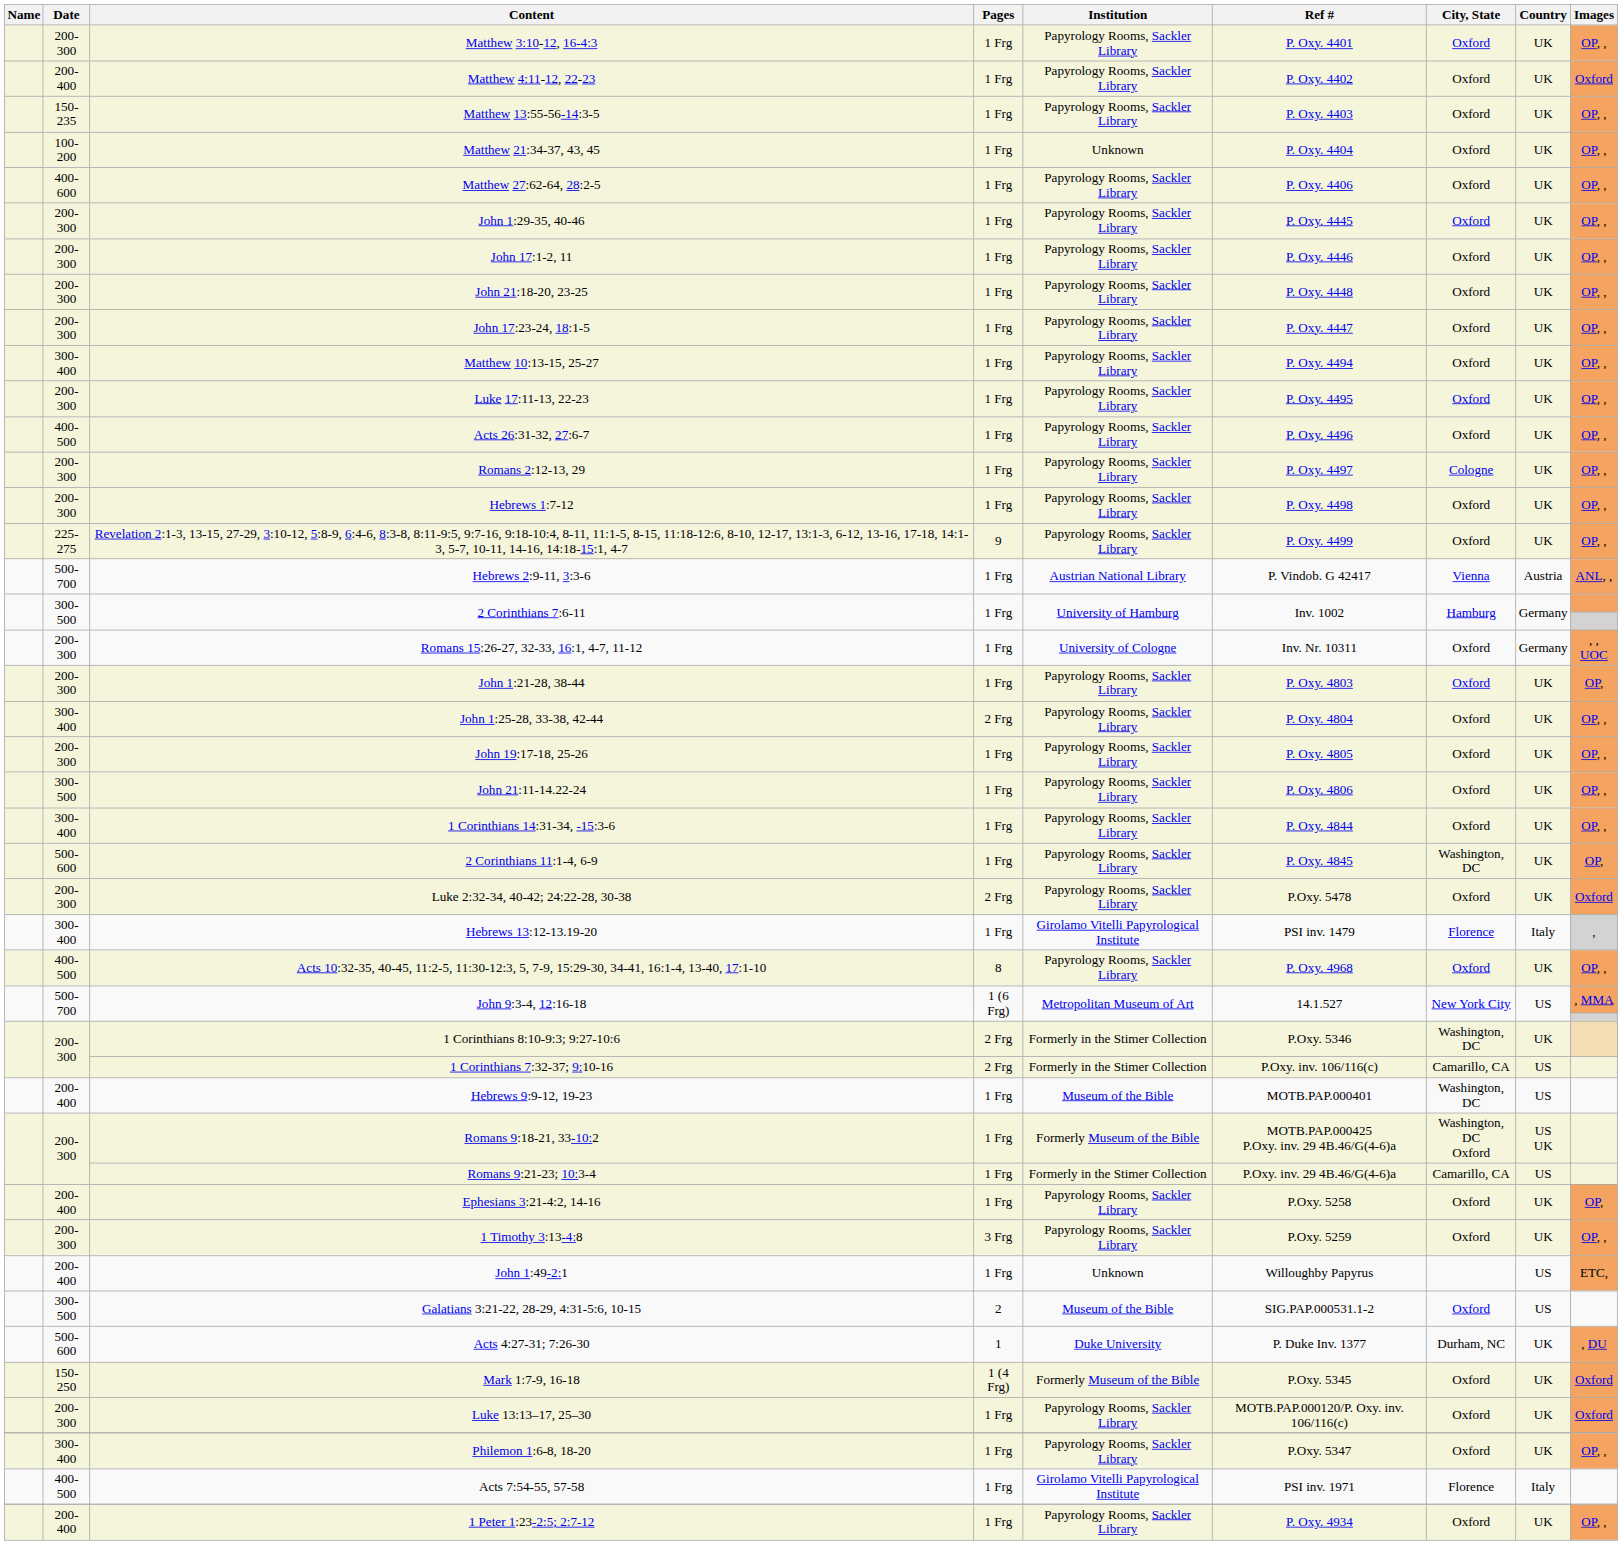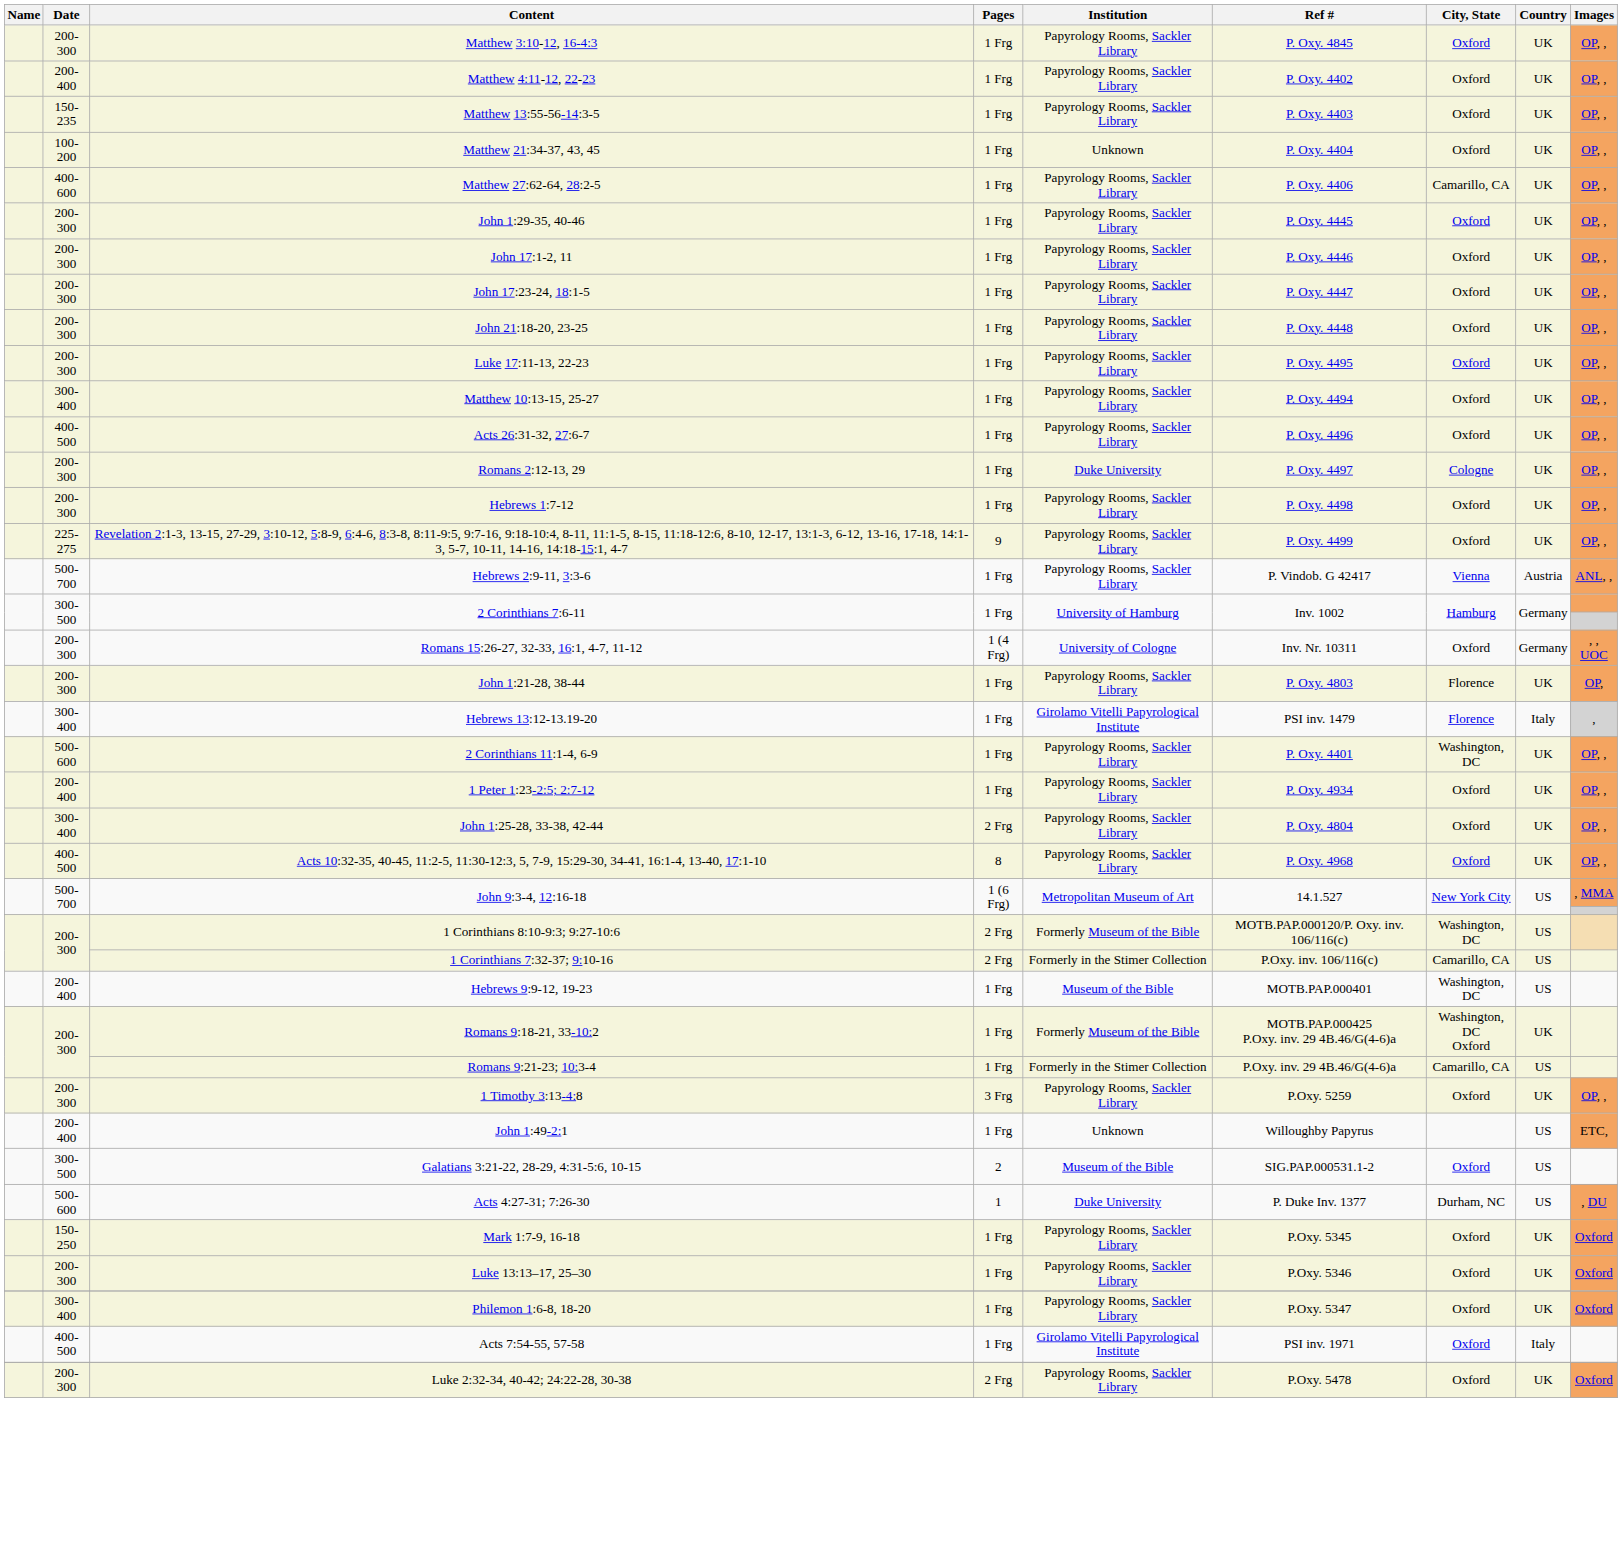(1319, 43) P. Oxy. 4401 -> (1319, 43) P. Oxy. 4845
(1594, 78) Oxford -> (1594, 78) OP, ,
(1471, 185) Oxford -> (1471, 185) Camarillo, CA
rows swapped: (66, 327) <-> (66, 292)
rows swapped: (66, 363) <-> (66, 398)
(1118, 469) Papyrology Rooms, Sackler Library -> (1118, 469) Duke University
(1118, 576) Austrian National Library -> (1118, 576) Papyrology Rooms, Sackler Library
(998, 647) 1 Frg -> (998, 647) 1 (4 Frg)
(1471, 683) Oxford -> (1471, 683) Florence
rows swapped: (66, 718) <-> (66, 932)
- row: (66, 754)
- row: (66, 790)
- row: (66, 825)
(1319, 861) P. Oxy. 4845 -> (1319, 754) P. Oxy. 4401
(1594, 861) OP, -> (1594, 754) OP, ,
rows swapped: (66, 1522) <-> (66, 896)
(1118, 1038) Formerly in the Stimer Collection -> (1118, 932) Formerly Museum of the Bible
(1319, 1038) P.Oxy. 5346 -> (1319, 932) MOTB.PAP.000120/P. Oxy. inv. 106/116(c)
(1543, 1038) UK -> (1543, 932) US
(1543, 1138) US UK -> (1543, 1031) UK
- row: (66, 1202)
(1543, 1344) UK -> (1543, 1202) US
(998, 1379) 1 (4 Frg) -> (998, 1237) 1 Frg
(1118, 1379) Formerly Museum of the Bible -> (1118, 1237) Papyrology Rooms, Sackler Library
(1319, 1415) MOTB.PAP.000120/P. Oxy. inv. 106/116(c) -> (1319, 1273) P.Oxy. 5346
(1594, 1451) OP, , -> (1594, 1308) Oxford
(1471, 1486) Florence -> (1471, 1344) Oxford
